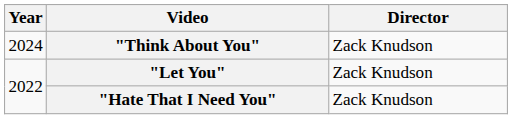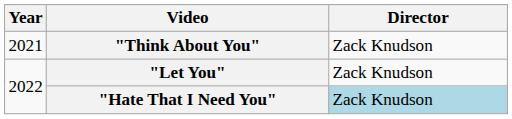(26, 45) 2024 -> (26, 45) 2021
(383, 99) no background -> (383, 99) lightblue background
